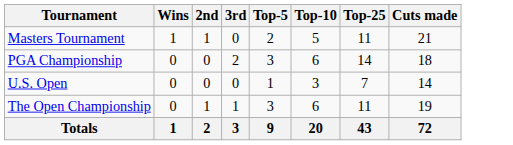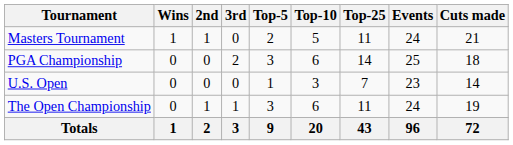+ column: (413, 15)
